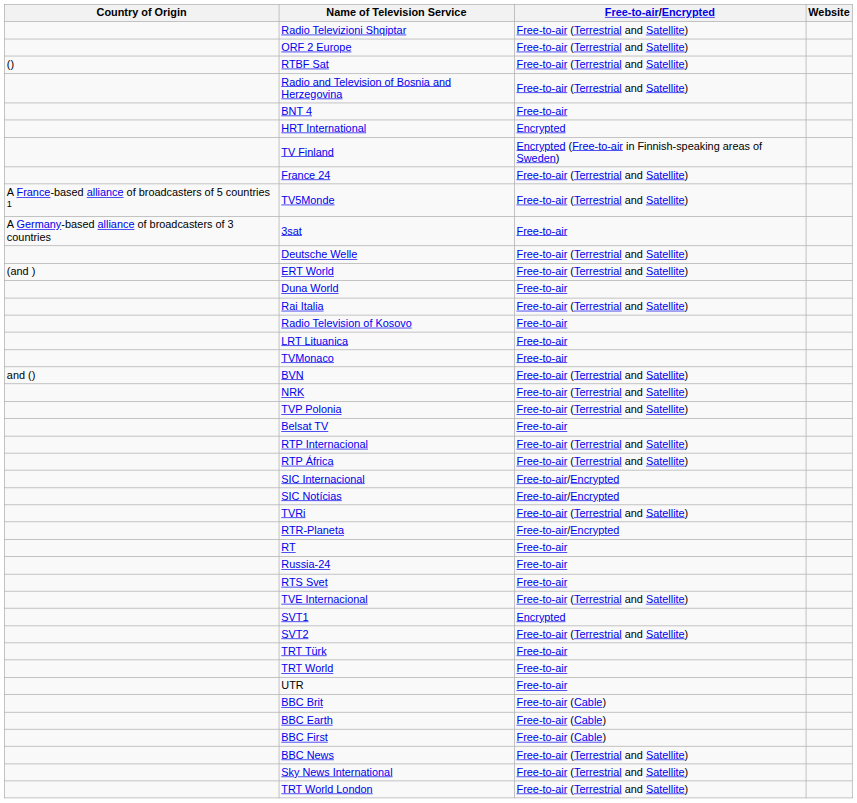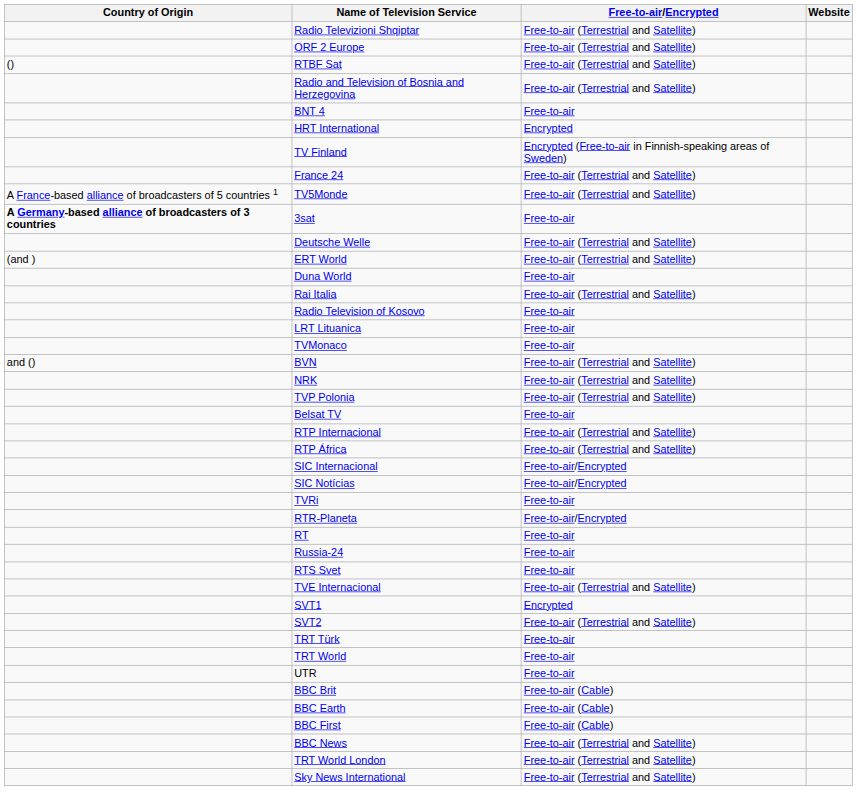(120, 231) normal -> (128, 219) bold
(602, 513) Free-to-air (Terrestrial and Satellite) -> (549, 501) Free-to-air
rows swapped: (337, 772) <-> (327, 789)
